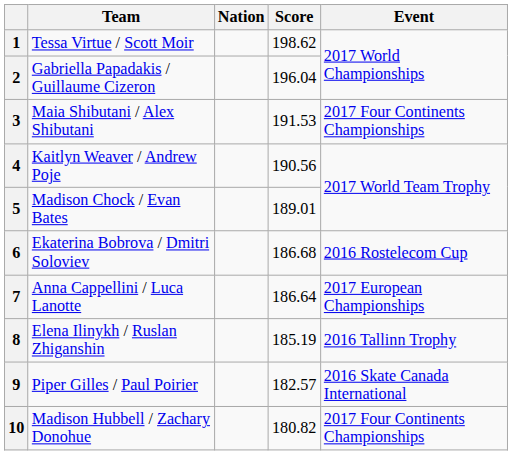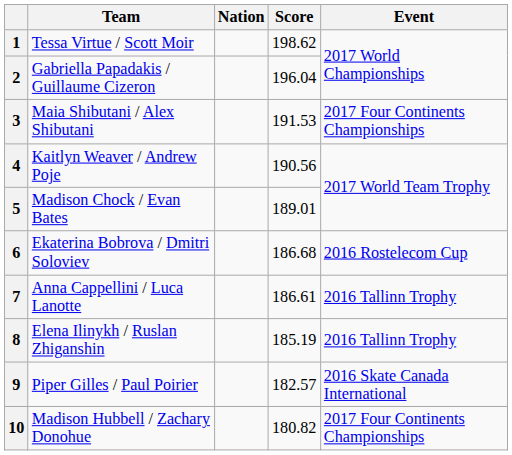(294, 296) 186.64 -> (294, 296) 186.61
(374, 296) 2017 European Championships -> (390, 296) 2016 Tallinn Trophy
